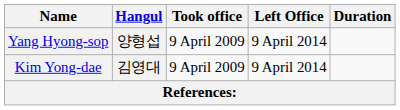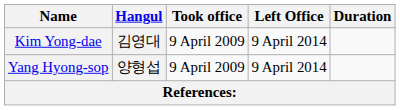rows swapped: (58, 41) <-> (58, 67)
